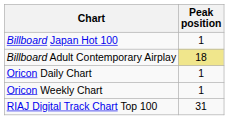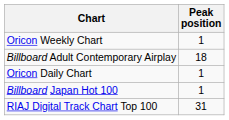rows swapped: (62, 40) <-> (55, 90)
(201, 57) khaki background -> (201, 57) no background
